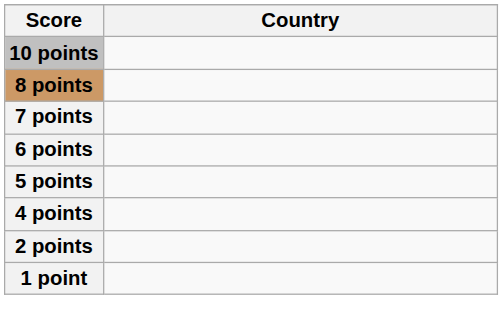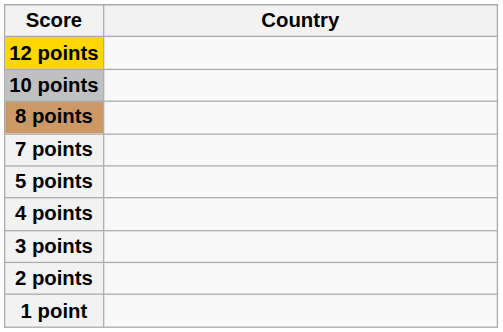+ row: (54, 52)
- row: (54, 149)
+ row: (54, 246)
